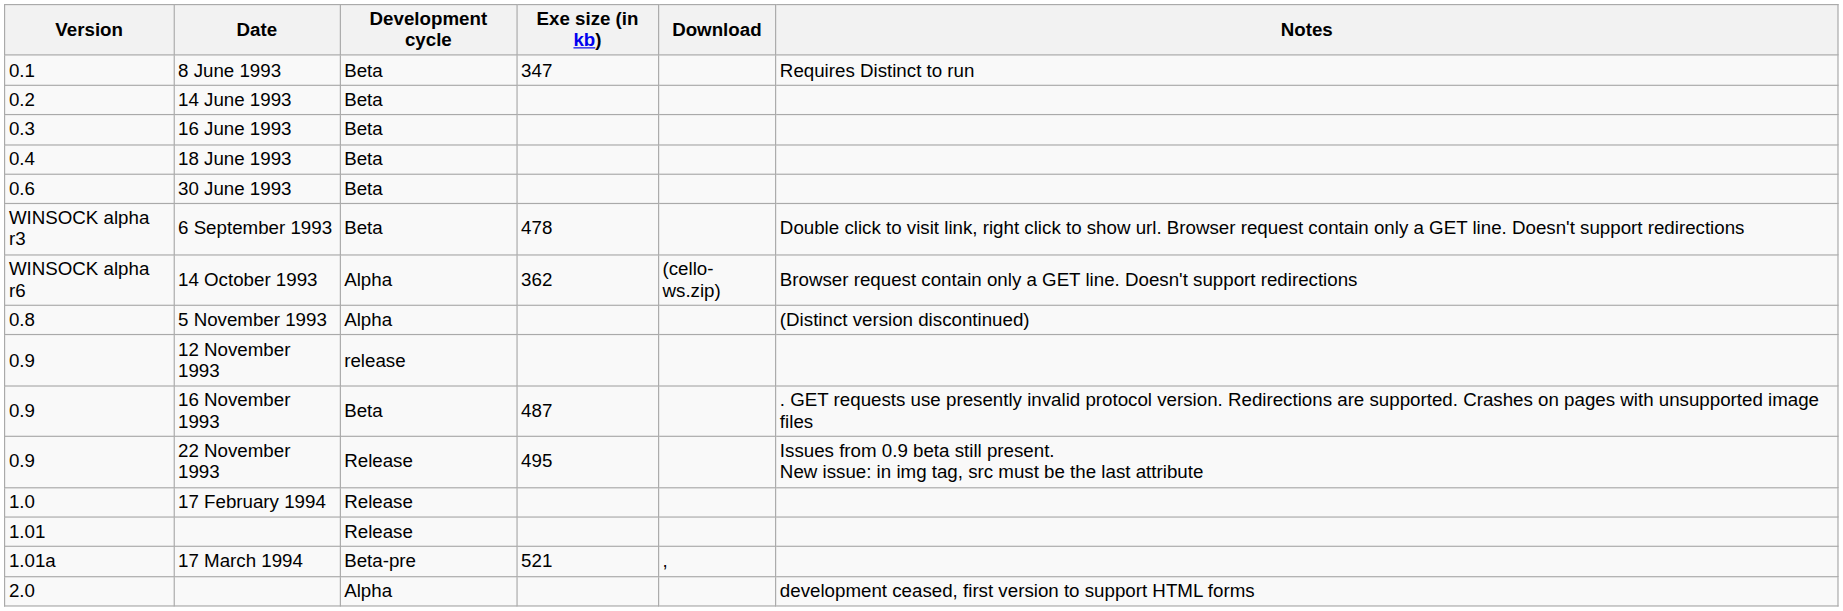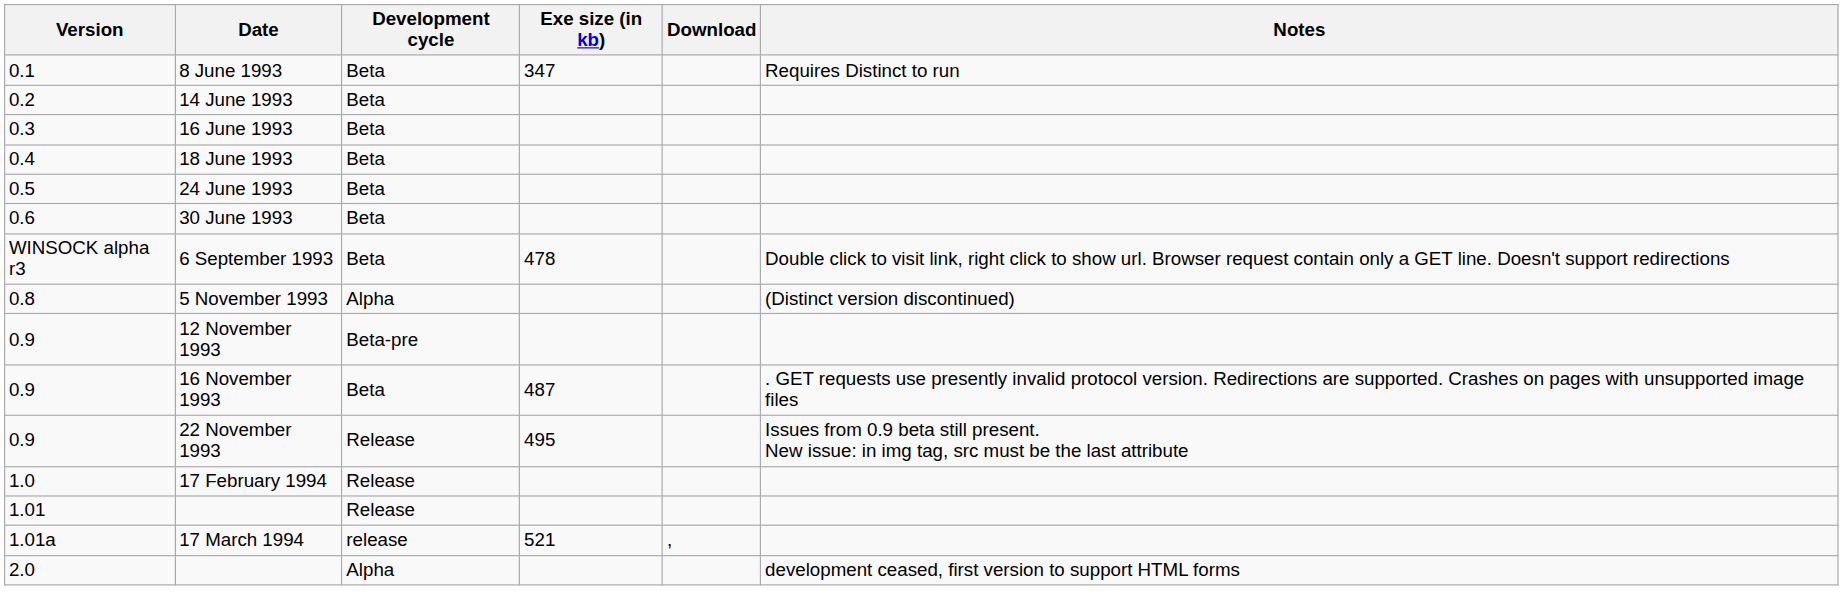+ row: (22, 188)
- row: (79, 279)
(375, 360) release -> (382, 339) Beta-pre
(380, 561) Beta-pre -> (377, 540) release
